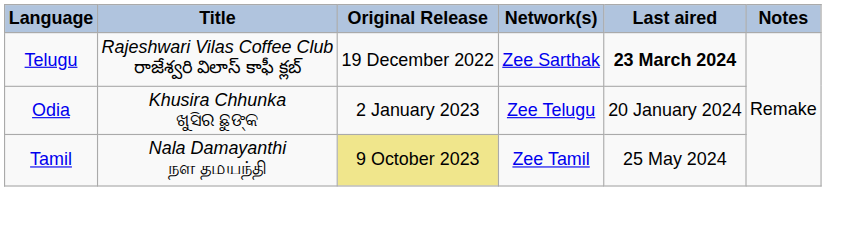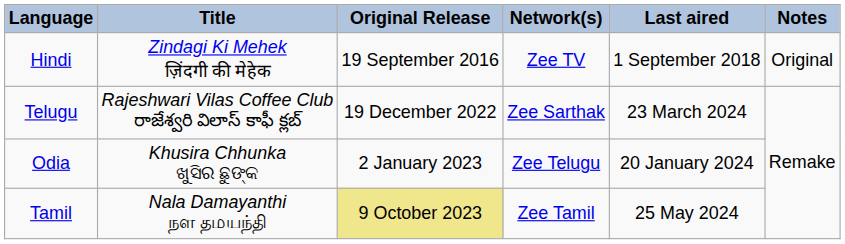+ row: (51, 59)
(675, 59) bold -> (687, 112) normal
